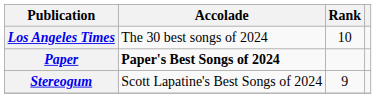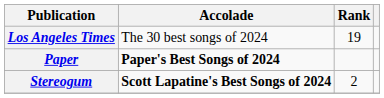(345, 37) 10 -> (354, 37) 19
(222, 81) normal -> (226, 81) bold
(345, 81) 9 -> (354, 81) 2
